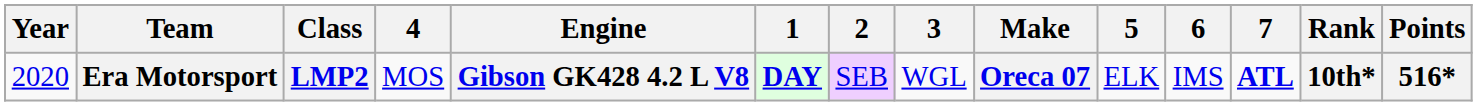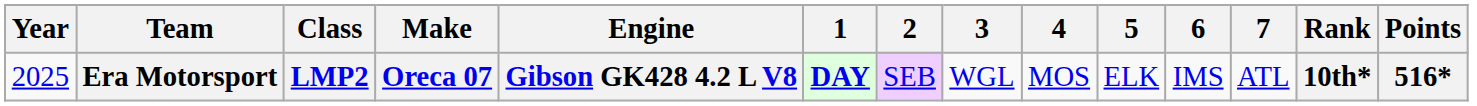columns swapped: (1035, 28) <-> (413, 28)
(40, 75) 2020 -> (40, 75) 2025
(1265, 75) bold -> (1263, 75) normal
